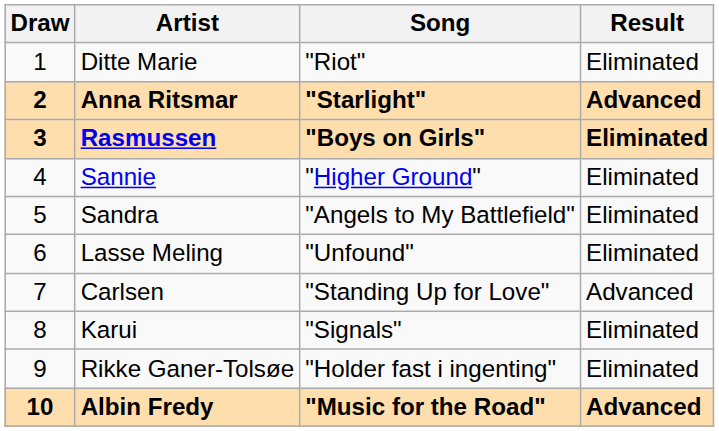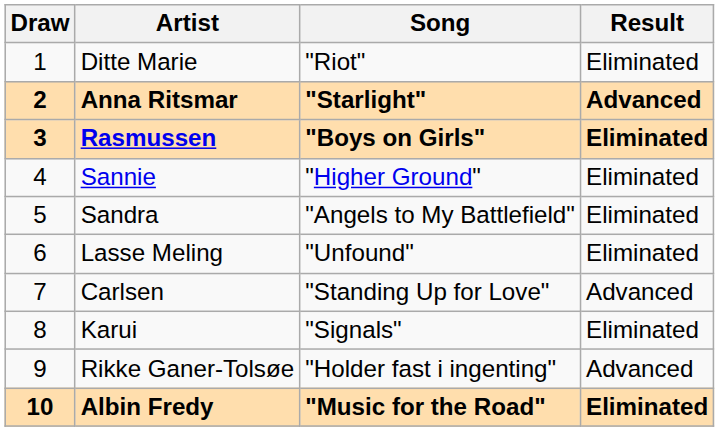(642, 368) Eliminated -> (640, 368) Advanced
(644, 406) Advanced -> (647, 406) Eliminated
